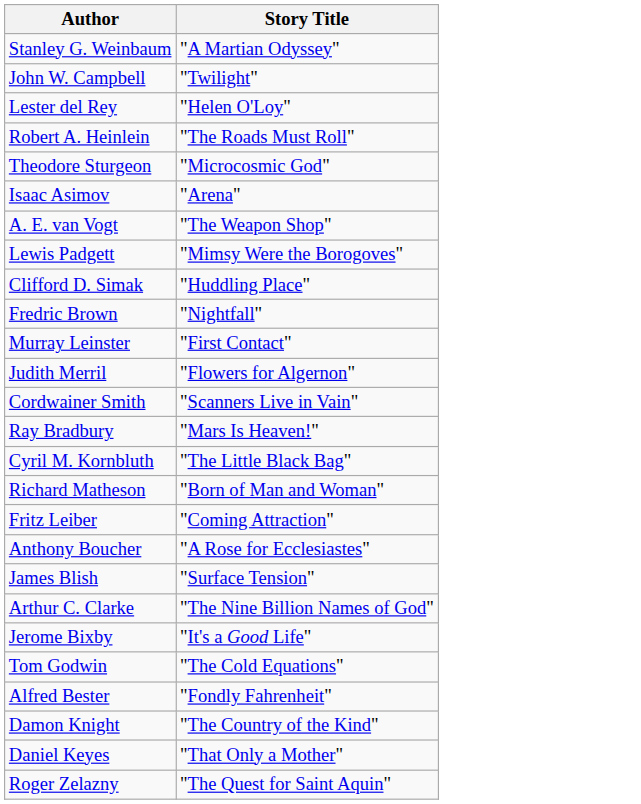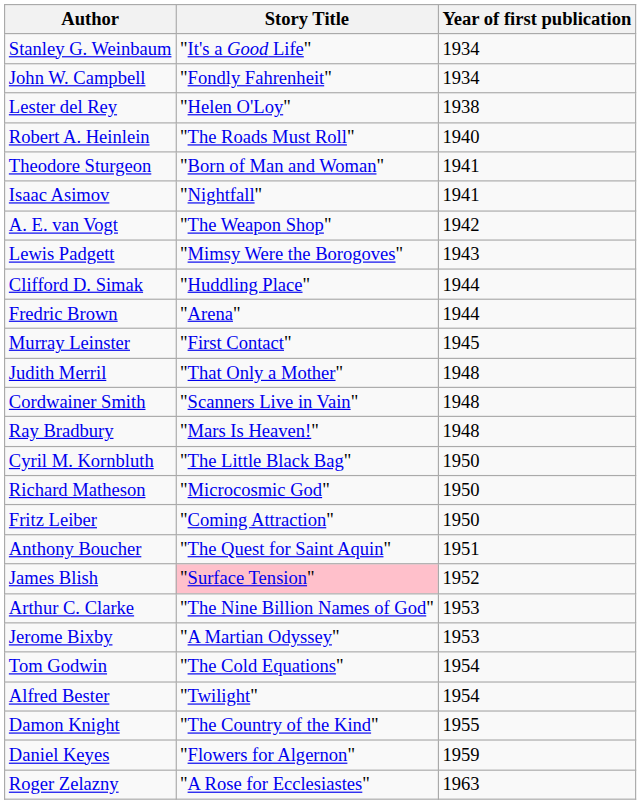+ column: (537, 19)
(260, 48) "A Martian Odyssey" -> (246, 48) "It's a Good Life"
(219, 78) "Twilight" -> (256, 78) "Fondly Fahrenheit"
(255, 166) "Microcosmic God" -> (282, 166) "Born of Man and Woman"
(210, 195) "Arena" -> (221, 195) "Nightfall"
(221, 313) "Nightfall" -> (210, 313) "Arena"
(267, 372) "Flowers for Algernon" -> (262, 372) "That Only a Mother"
(282, 490) "Born of Man and Woman" -> (255, 490) "Microcosmic God"
(275, 549) "A Rose for Ecclesiastes" -> (286, 549) "The Quest for Saint Aquin"
(247, 578) no background -> (247, 578) pink background
(246, 637) "It's a Good Life" -> (260, 637) "A Martian Odyssey"
(256, 696) "Fondly Fahrenheit" -> (219, 696) "Twilight"
(262, 755) "That Only a Mother" -> (267, 755) "Flowers for Algernon"
(286, 784) "The Quest for Saint Aquin" -> (275, 784) "A Rose for Ecclesiastes"
